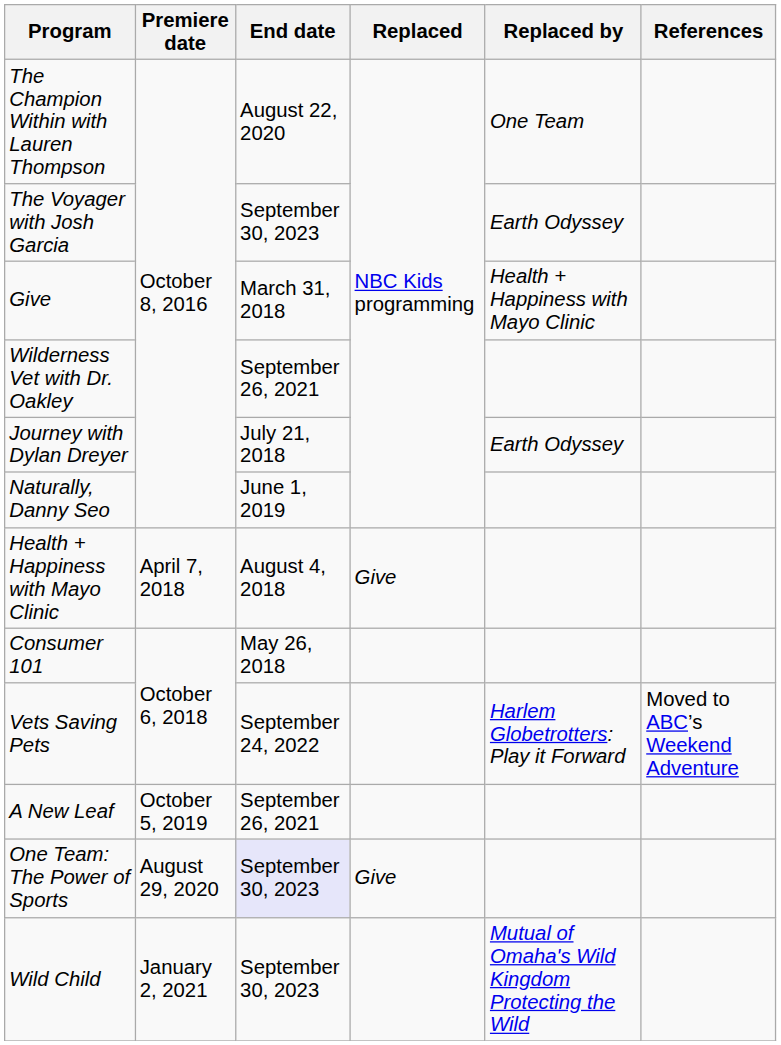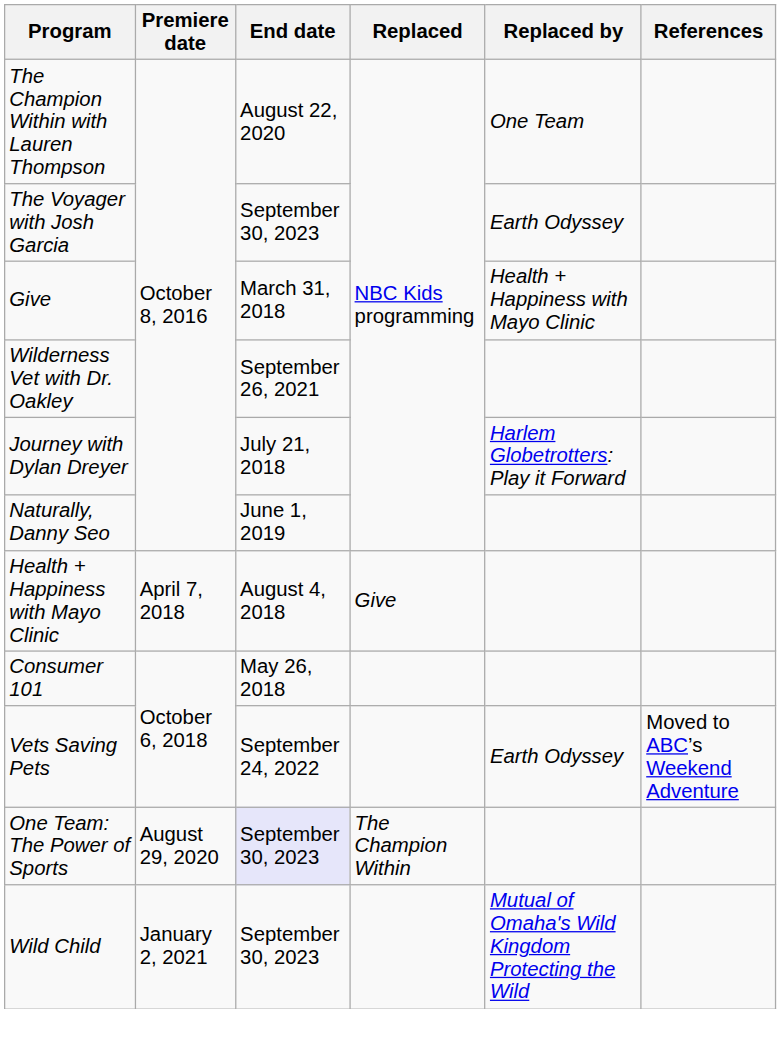(557, 444) Earth Odyssey -> (558, 456) Harlem Globetrotters: Play it Forward
(558, 733) Harlem Globetrotters: Play it Forward -> (557, 756) Earth Odyssey
- row: (61, 811)
(375, 878) Give -> (401, 845) The Champion Within
